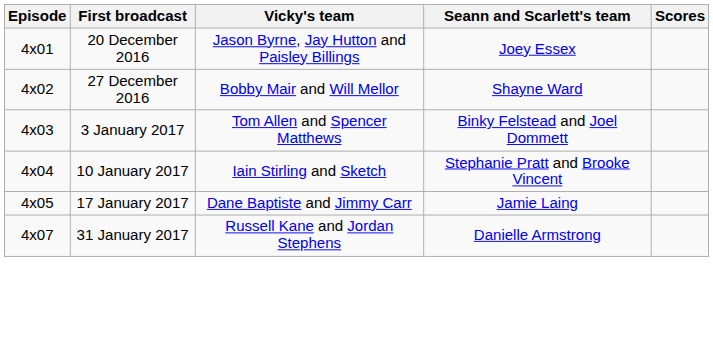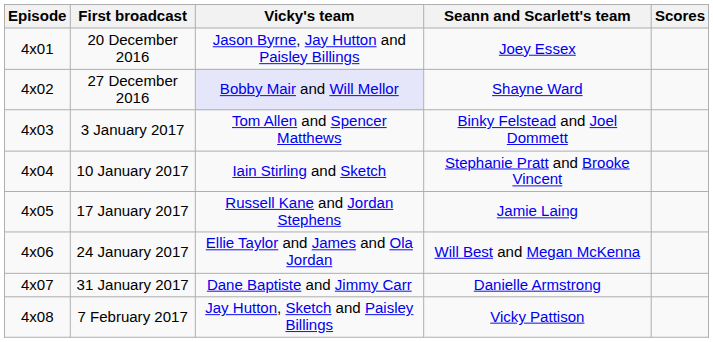(309, 89) no background -> (309, 89) lavender background
(309, 203) Dane Baptiste and Jimmy Carr -> (309, 211) Russell Kane and Jordan Stephens
+ row: (133, 252)
(309, 235) Russell Kane and Jordan Stephens -> (309, 284) Dane Baptiste and Jimmy Carr
+ row: (133, 317)
